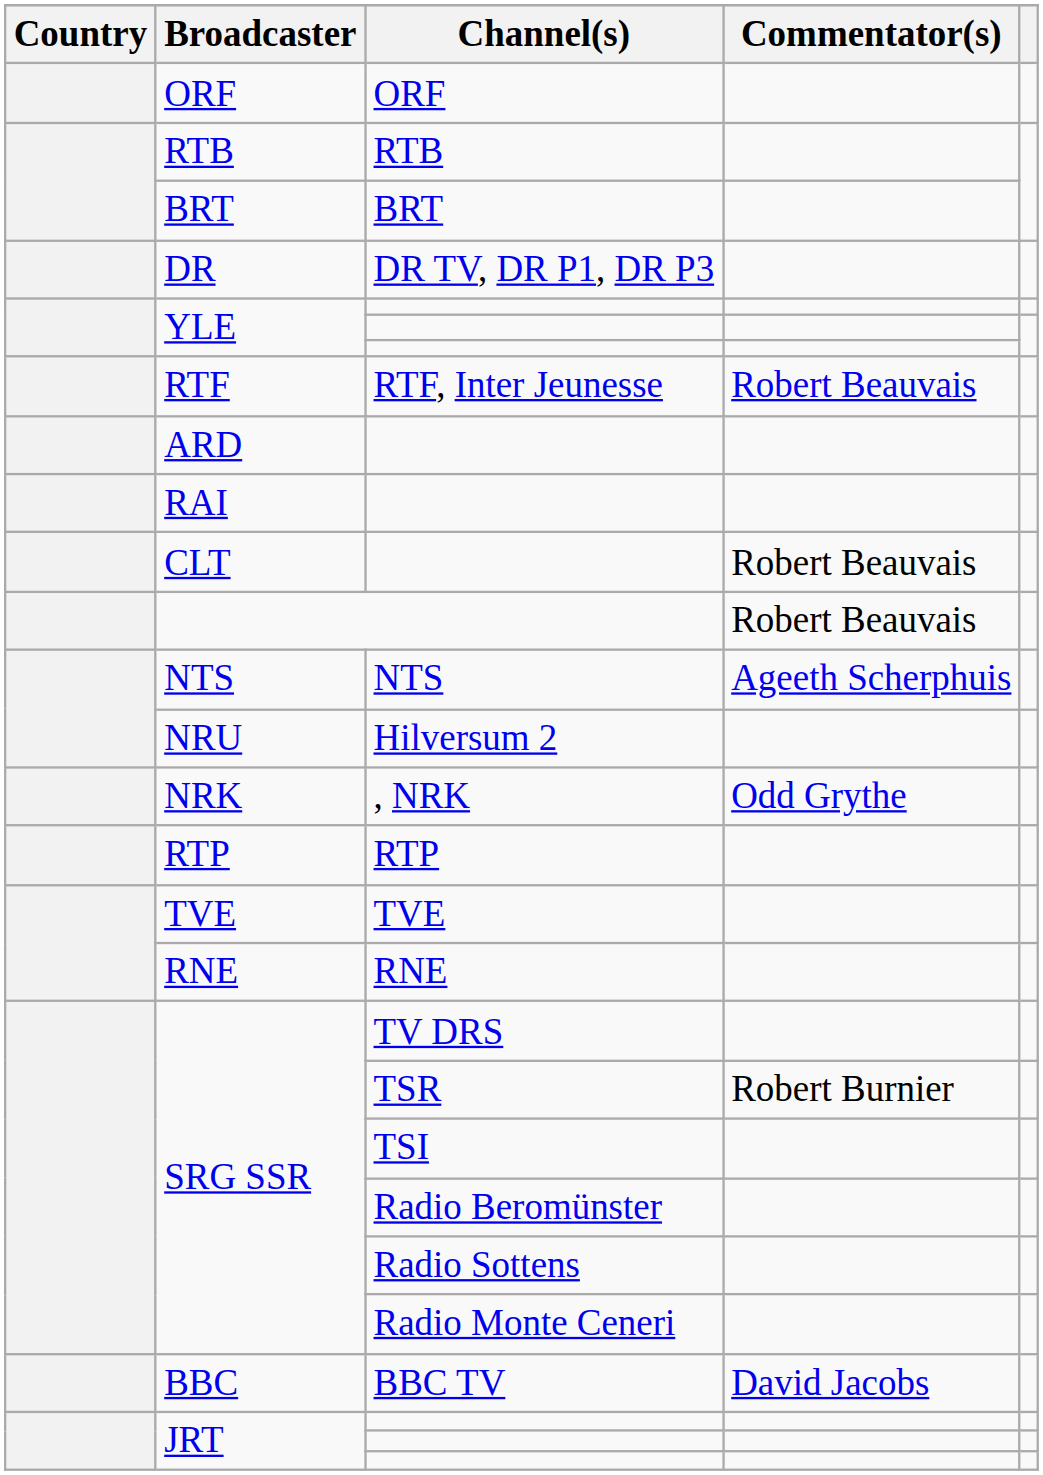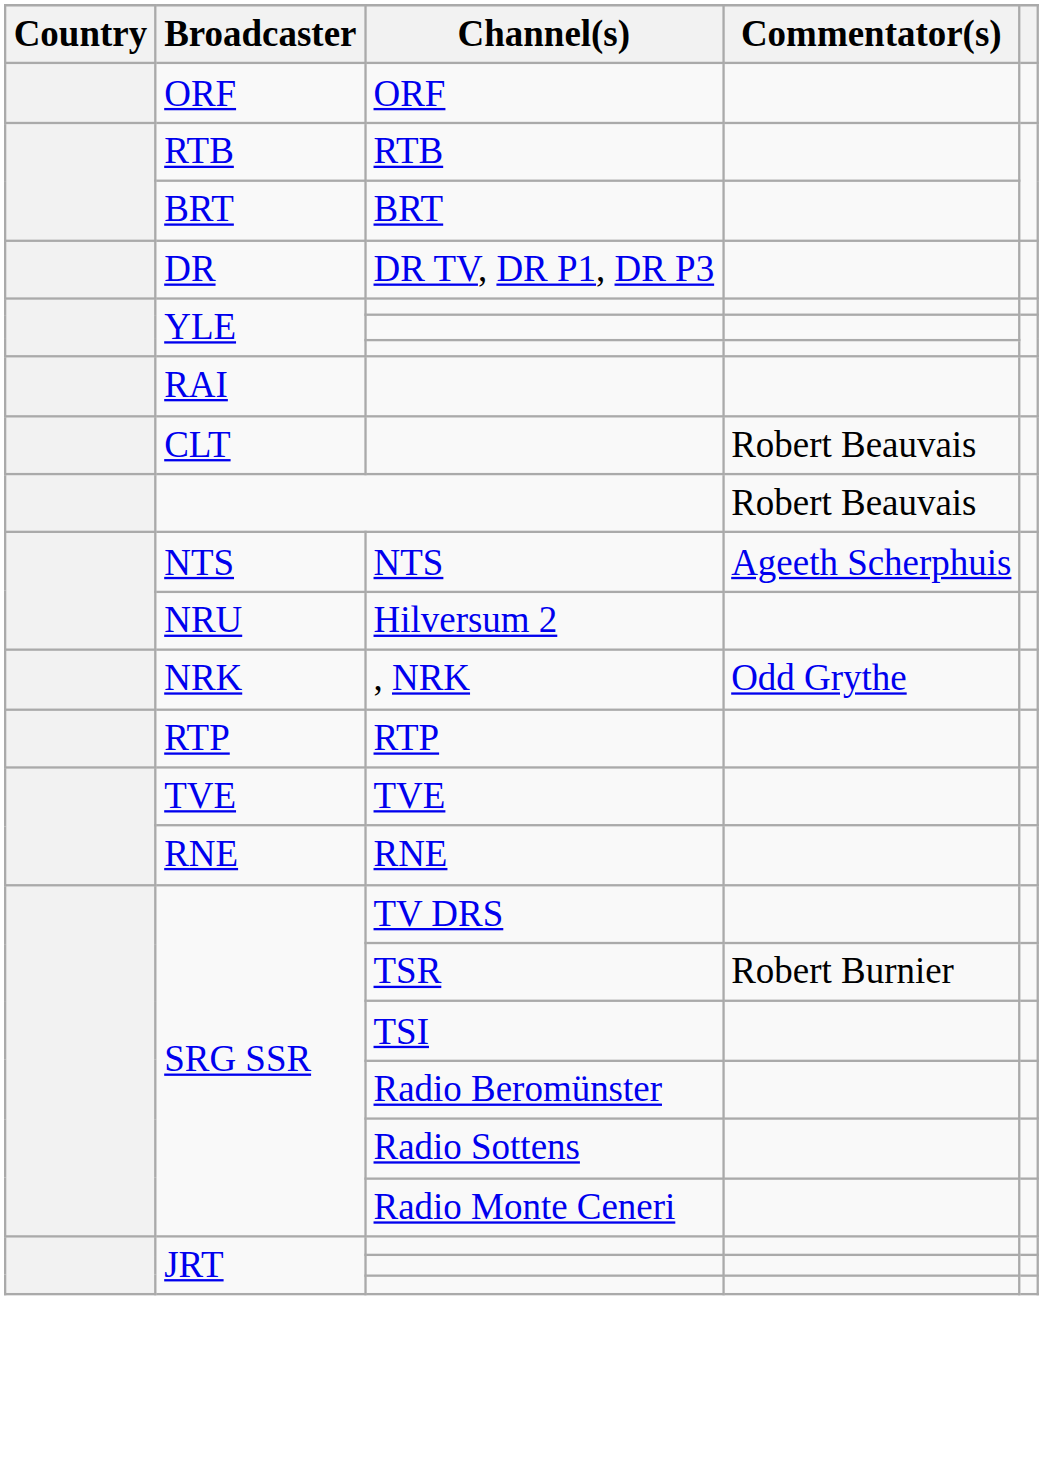- row: (197, 385)
- row: (203, 444)
- row: (201, 1381)
